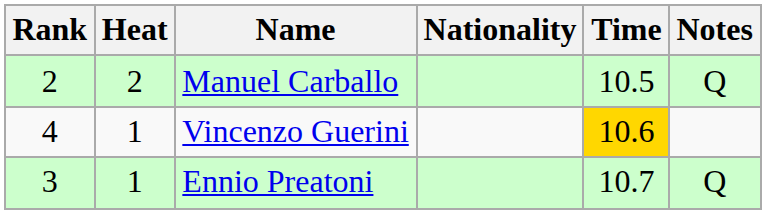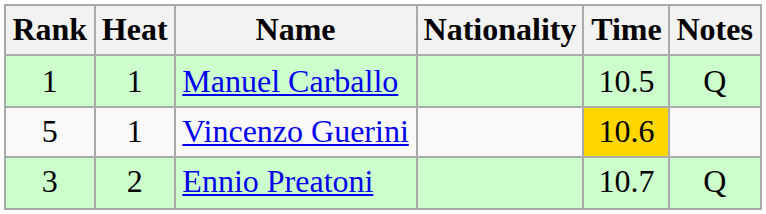(50, 80) 2 -> (50, 80) 1
(135, 80) 2 -> (135, 80) 1
(50, 131) 4 -> (50, 131) 5
(135, 182) 1 -> (135, 182) 2
